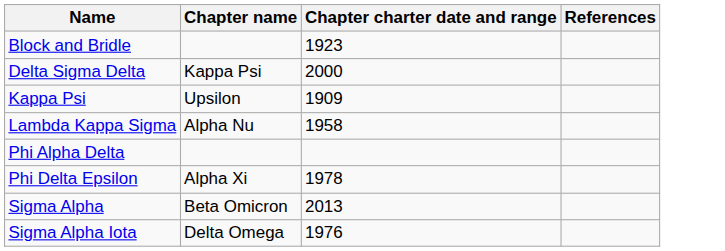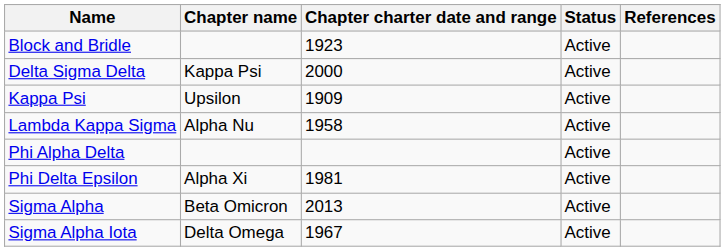+ column: (590, 17)
(324, 179) 1978 -> (324, 179) 1981
(324, 233) 1976 -> (324, 233) 1967
